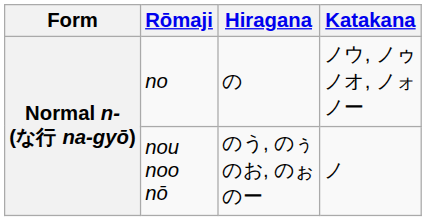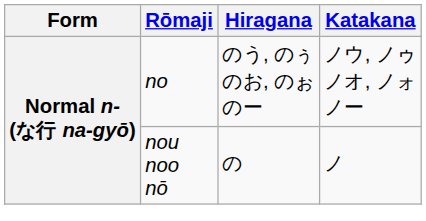(232, 80) の -> (269, 80) のう, のぅ のお, のぉ のー
(269, 170) のう, のぅ のお, のぉ のー -> (232, 164) の
